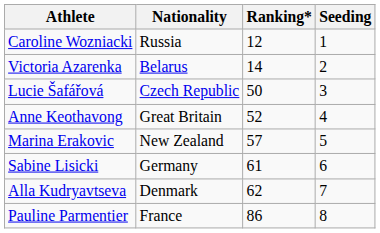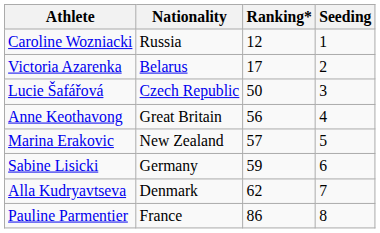(254, 66) 14 -> (254, 66) 17
(254, 116) 52 -> (254, 116) 56
(254, 166) 61 -> (254, 166) 59
